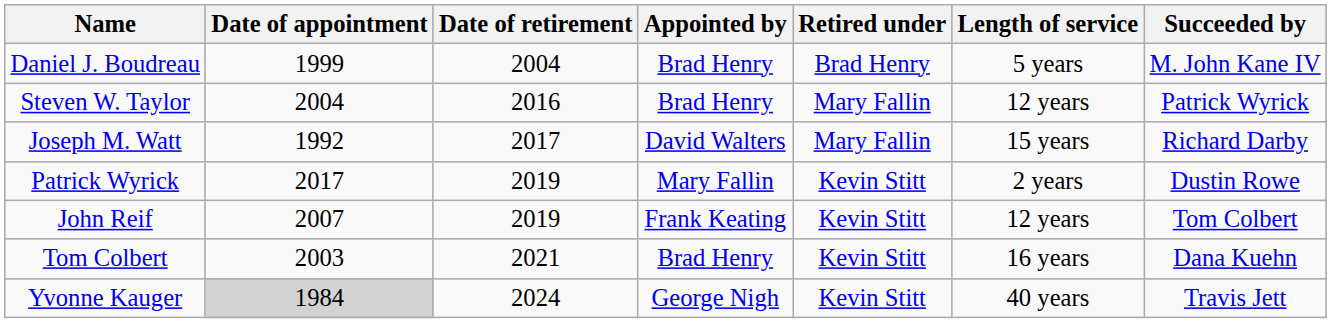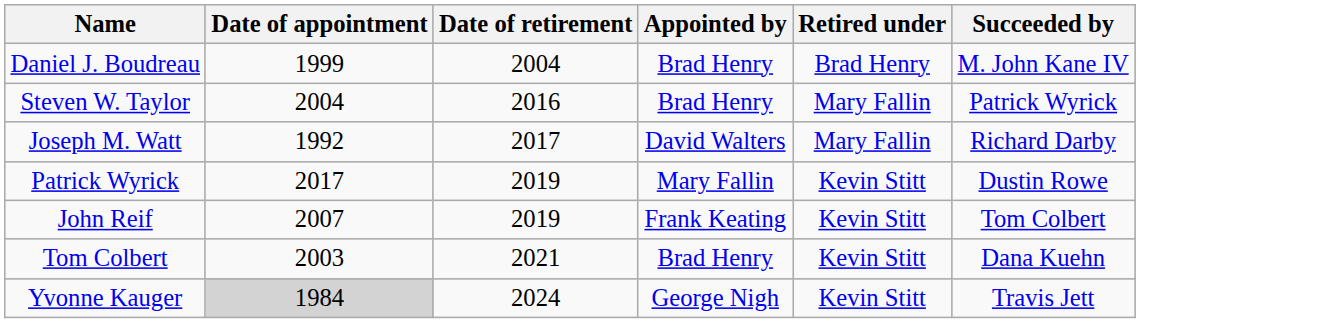- column: (1048, 24)
